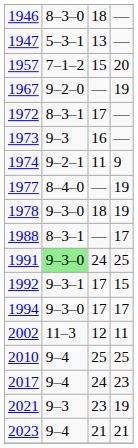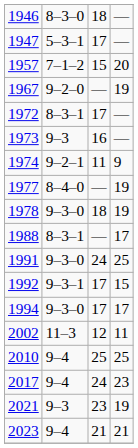(99, 41) 13 -> (99, 41) 17
(65, 260) lightgreen background -> (65, 260) no background
